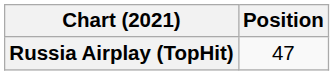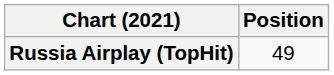(283, 53) 47 -> (283, 53) 49
